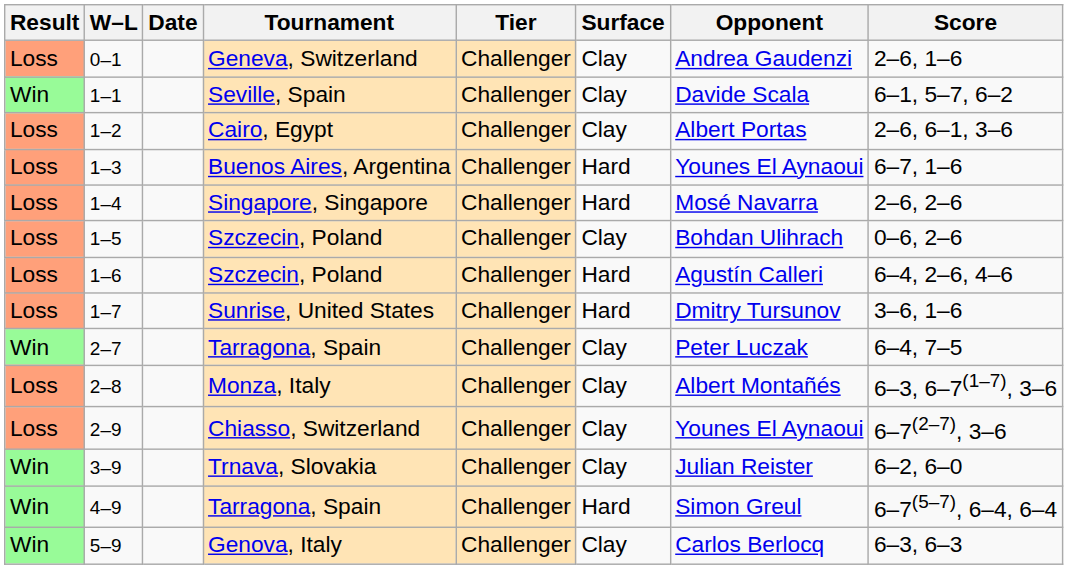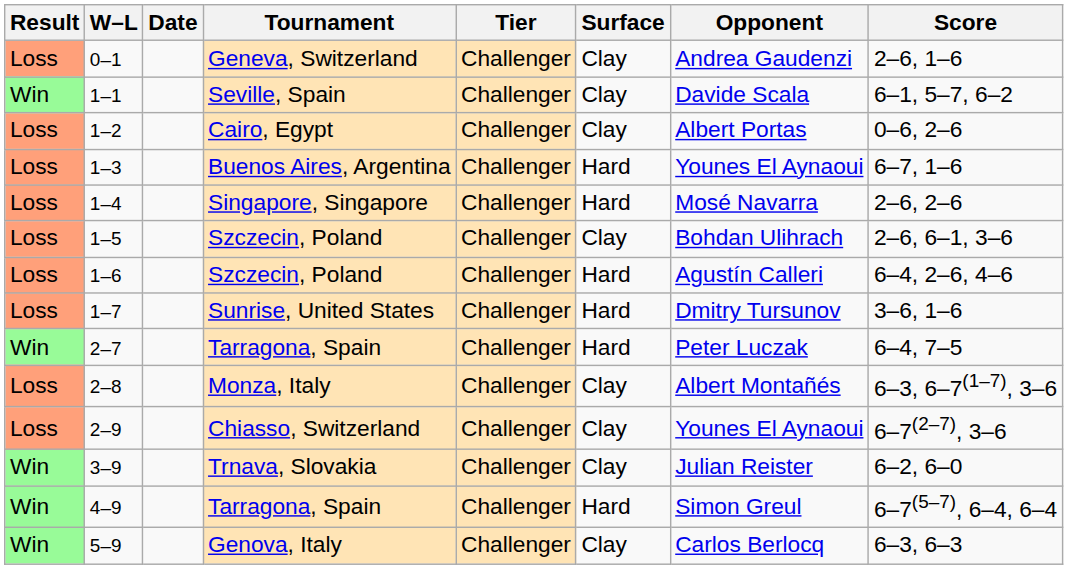(943, 130) 2–6, 6–1, 3–6 -> (918, 130) 0–6, 2–6
(918, 238) 0–6, 2–6 -> (943, 238) 2–6, 6–1, 3–6
(604, 346) Clay -> (606, 346) Hard
